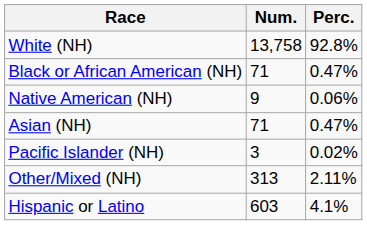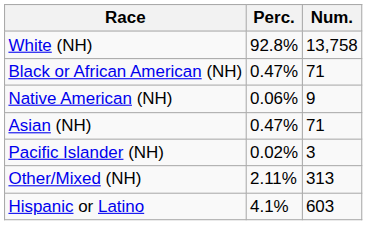columns swapped: (276, 17) <-> (334, 17)
